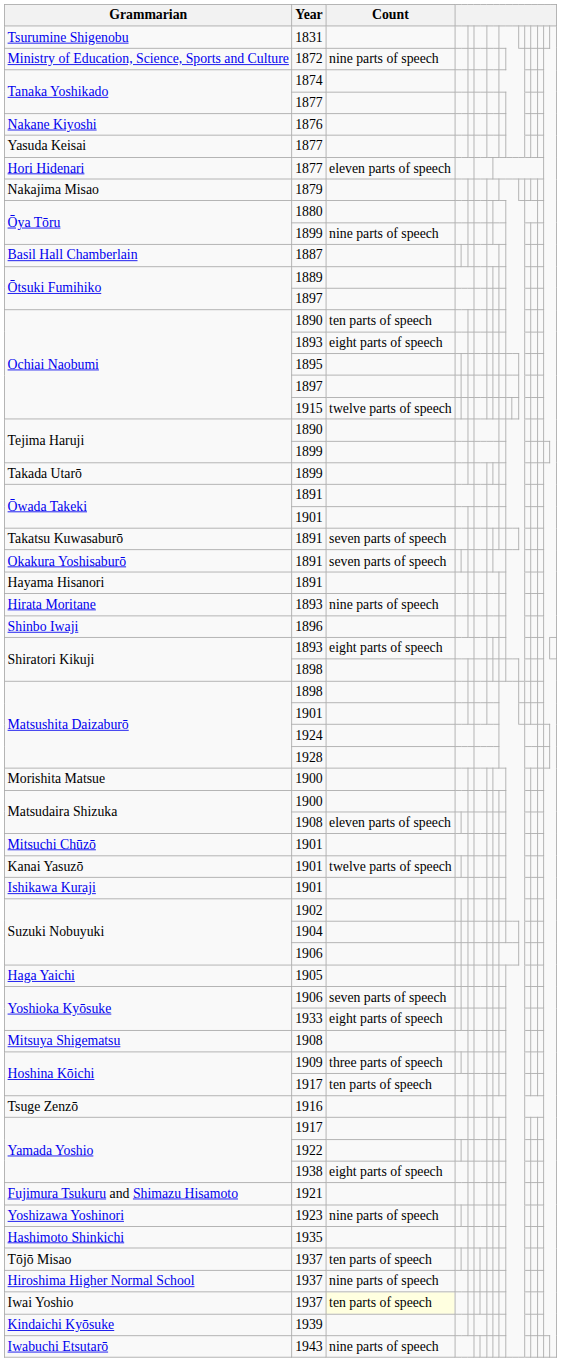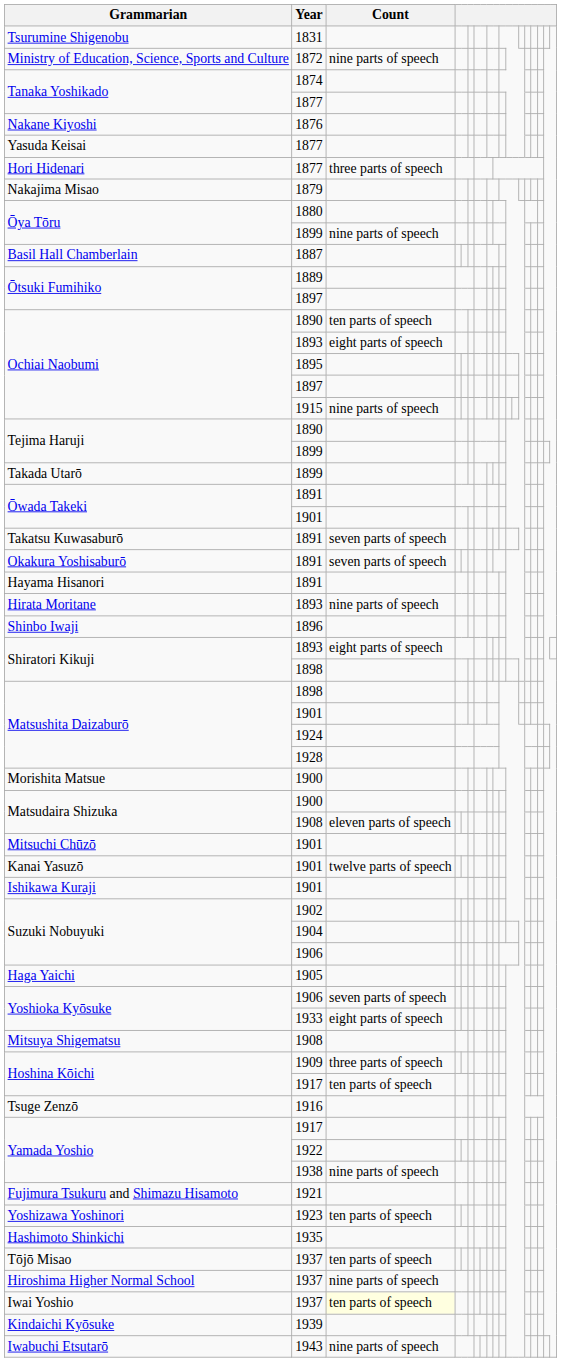(390, 168) eleven parts of speech -> (386, 168) three parts of speech
(390, 408) twelve parts of speech -> (384, 408) nine parts of speech
(386, 1172) eight parts of speech -> (384, 1172) nine parts of speech
(384, 1215) nine parts of speech -> (380, 1215) ten parts of speech
